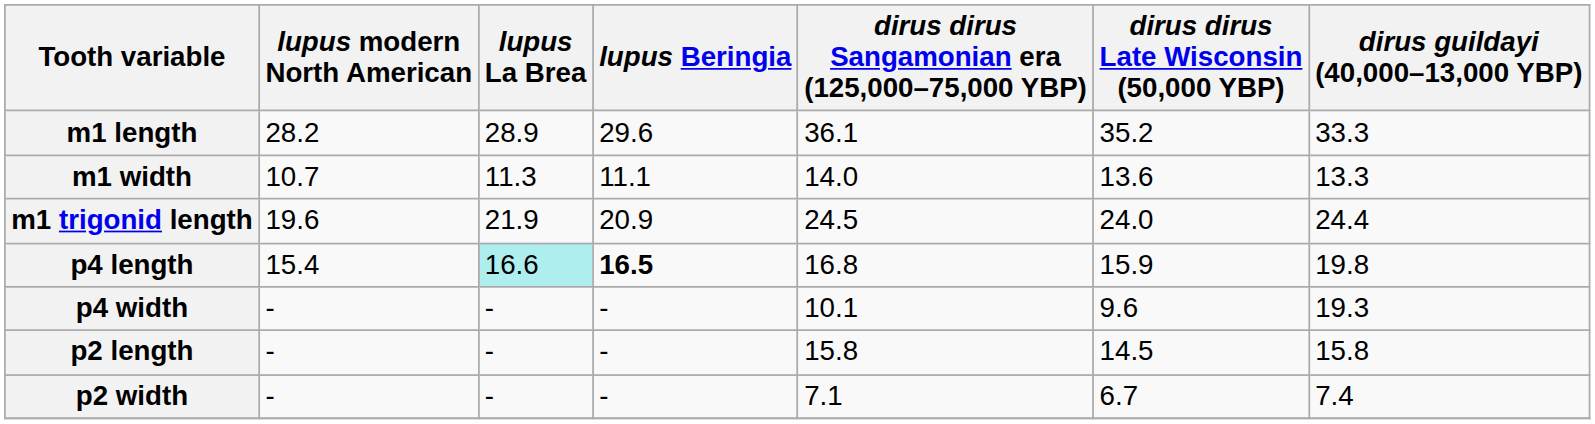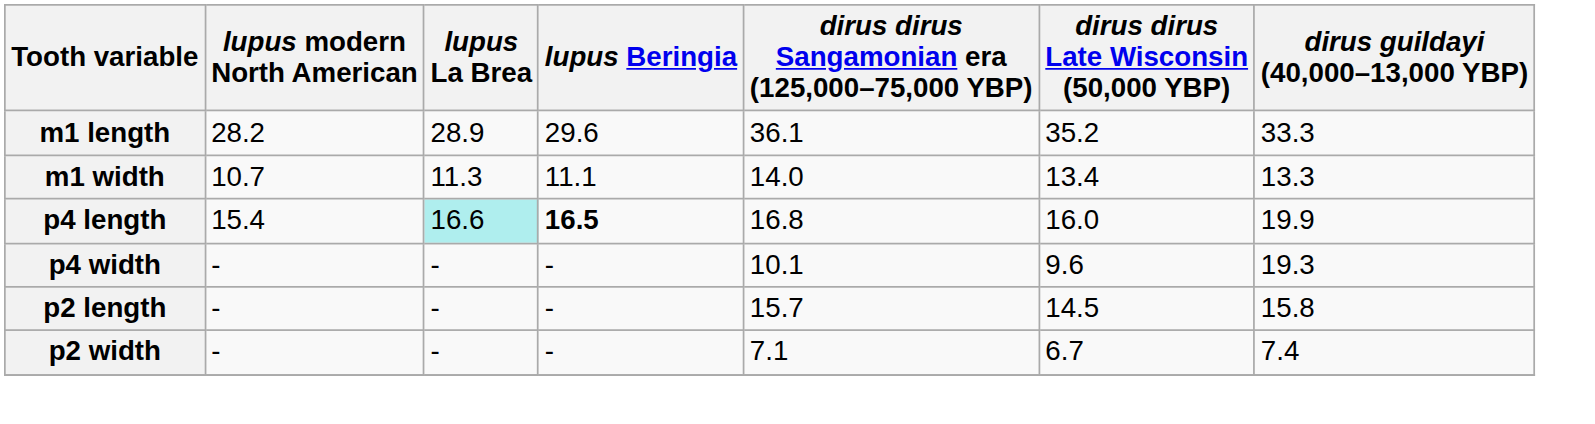(1127, 176) 13.6 -> (1072, 176) 13.4
- row: (132, 220)
(1127, 264) 15.9 -> (1072, 220) 16.0
(1342, 264) 19.8 -> (1288, 220) 19.9
(831, 352) 15.8 -> (777, 308) 15.7
